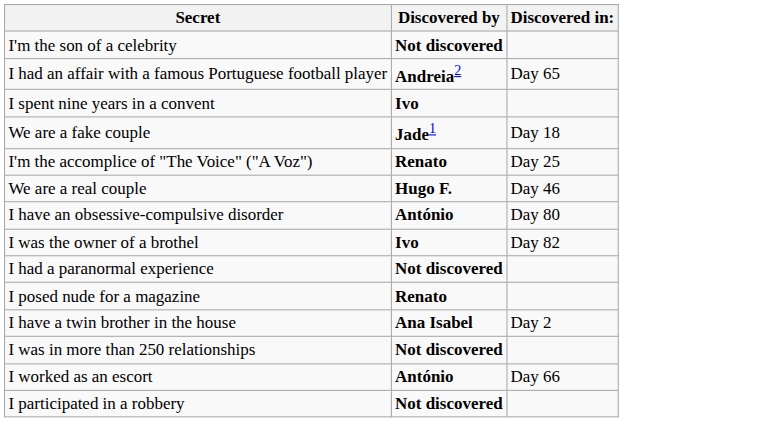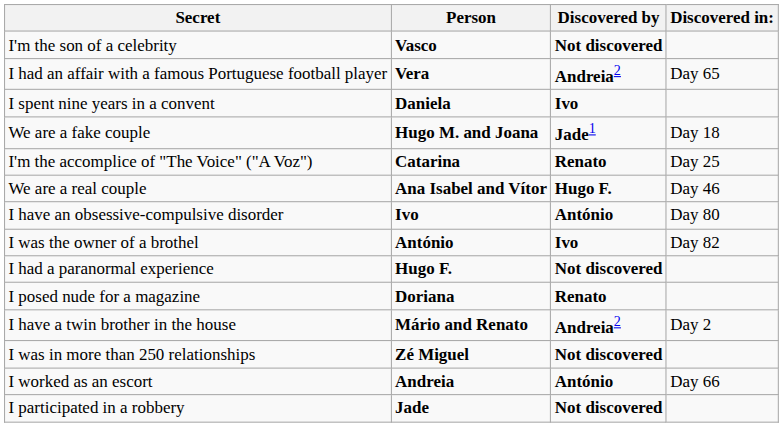+ column: (471, 17)
(434, 322) Ana Isabel -> (588, 325) Andreia2
